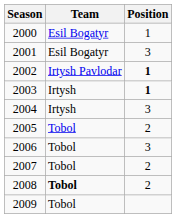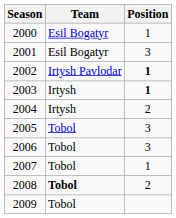(148, 109) 3 -> (148, 109) 2
(148, 128) 2 -> (148, 128) 3
(148, 166) 2 -> (148, 166) 1
